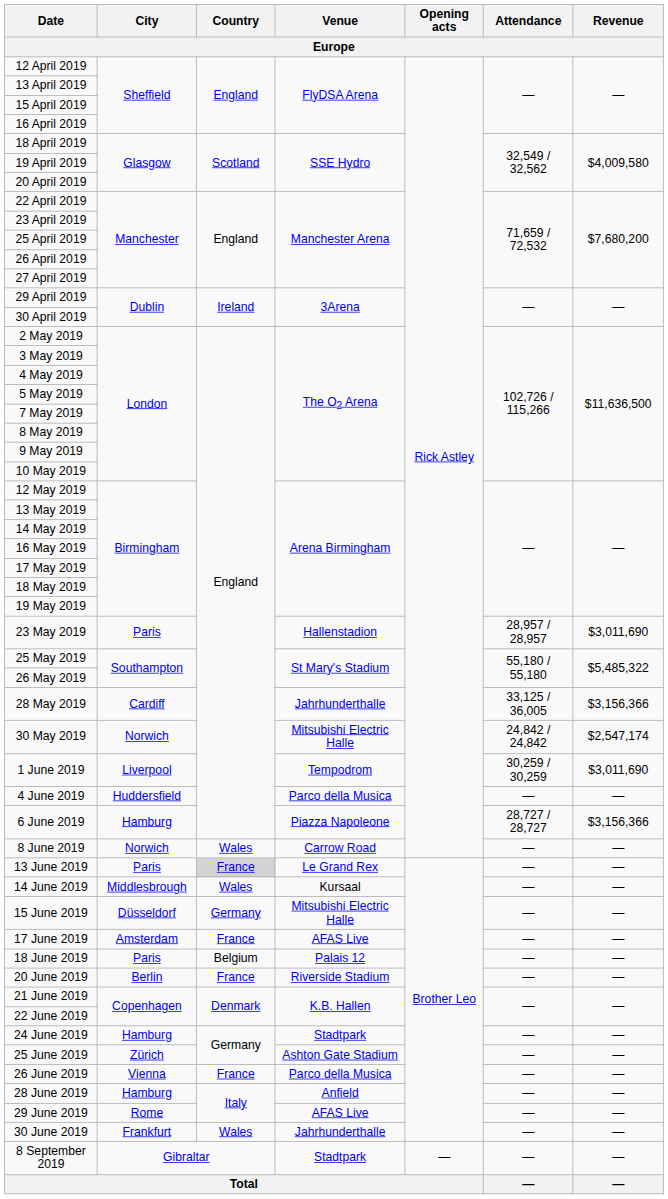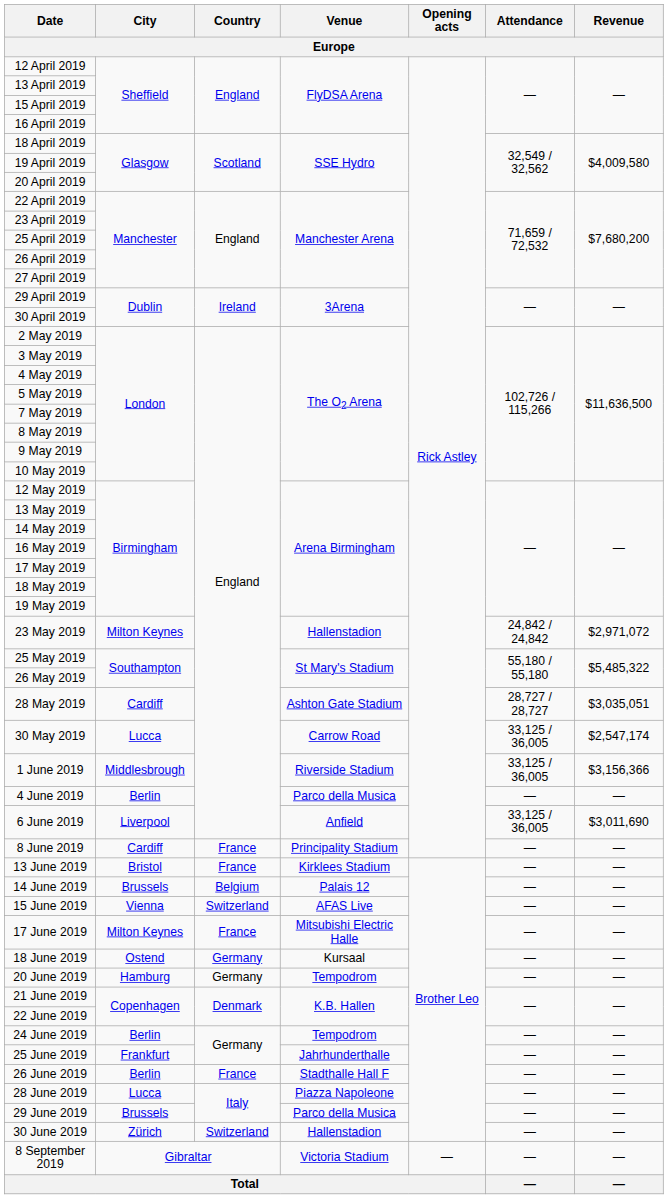(147, 632) Paris -> (145, 632) Milton Keynes
(528, 632) 28,957 / 28,957 -> (530, 632) 24,842 / 24,842
(618, 632) $3,011,690 -> (619, 632) $2,971,072
(340, 704) Jahrhunderthalle -> (344, 704) Ashton Gate Stadium
(528, 704) 33,125 / 36,005 -> (530, 704) 28,727 / 28,727
(618, 704) $3,156,366 -> (619, 704) $3,035,051
(147, 736) Norwich -> (145, 736) Lucca
(340, 736) Mitsubishi Electric Halle -> (344, 736) Carrow Road
(528, 736) 24,842 / 24,842 -> (530, 736) 33,125 / 36,005
(147, 769) Liverpool -> (145, 769) Middlesbrough
(340, 769) Tempodrom -> (344, 769) Riverside Stadium
(528, 769) 30,259 / 30,259 -> (530, 769) 33,125 / 36,005
(618, 769) $3,011,690 -> (619, 769) $3,156,366
(147, 796) Huddersfield -> (145, 796) Berlin
(147, 822) Hamburg -> (145, 822) Liverpool
(340, 822) Piazza Napoleone -> (344, 822) Anfield
(528, 822) 28,727 / 28,727 -> (530, 822) 33,125 / 36,005
(618, 822) $3,156,366 -> (619, 822) $3,011,690
(147, 848) Norwich -> (145, 848) Cardiff
(236, 848) Wales -> (237, 848) France
(340, 848) Carrow Road -> (344, 848) Principality Stadium
(147, 867) Paris -> (145, 867) Bristol
(236, 867) lightgrey background -> (237, 867) no background
(340, 867) Le Grand Rex -> (344, 867) Kirklees Stadium
(147, 886) Middlesbrough -> (145, 886) Brussels
(236, 886) Wales -> (237, 886) Belgium
(340, 886) Kursaal -> (344, 886) Palais 12
(147, 913) Düsseldorf -> (145, 906) Vienna
(236, 913) Germany -> (237, 906) Switzerland
(340, 913) Mitsubishi Electric Halle -> (344, 906) AFAS Live
(147, 939) Amsterdam -> (145, 932) Milton Keynes
(340, 939) AFAS Live -> (344, 932) Mitsubishi Electric Halle
(147, 958) Paris -> (145, 958) Ostend
(236, 958) Belgium -> (237, 958) Germany
(340, 958) Palais 12 -> (344, 958) Kursaal
(147, 977) Berlin -> (145, 977) Hamburg
(236, 977) France -> (237, 977) Germany
(340, 977) Riverside Stadium -> (344, 977) Tempodrom
(147, 1035) Hamburg -> (145, 1035) Berlin
(340, 1035) Stadtpark -> (344, 1035) Tempodrom
(147, 1054) Zürich -> (145, 1054) Frankfurt
(340, 1054) Ashton Gate Stadium -> (344, 1054) Jahrhunderthalle
(147, 1074) Vienna -> (145, 1074) Berlin
(340, 1074) Parco della Musica -> (344, 1074) Stadthalle Hall F
(147, 1093) Hamburg -> (145, 1093) Lucca
(340, 1093) Anfield -> (344, 1093) Piazza Napoleone
(147, 1112) Rome -> (145, 1112) Brussels
(340, 1112) AFAS Live -> (344, 1112) Parco della Musica
(147, 1132) Frankfurt -> (145, 1132) Zürich
(236, 1132) Wales -> (237, 1132) Switzerland
(340, 1132) Jahrhunderthalle -> (344, 1132) Hallenstadion
(340, 1158) Stadtpark -> (344, 1158) Victoria Stadium
